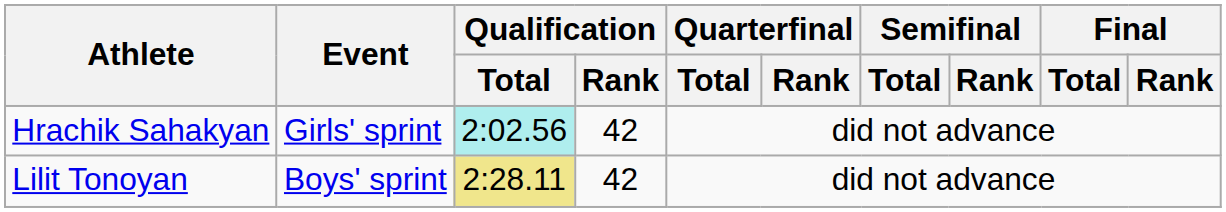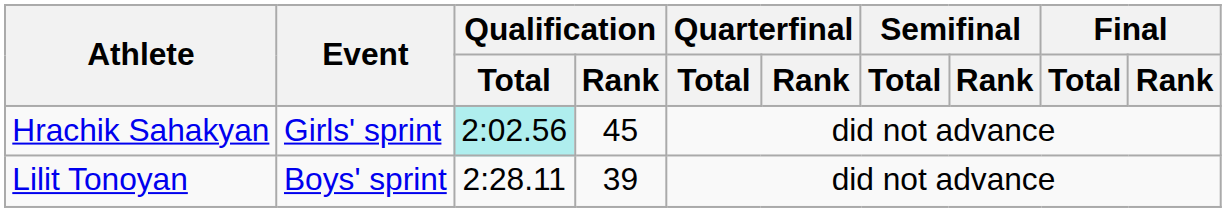(620, 130) 42 -> (620, 130) 45
(514, 180) khaki background -> (514, 180) no background
(620, 180) 42 -> (620, 180) 39
